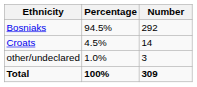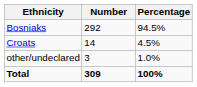columns swapped: (166, 12) <-> (111, 12)
